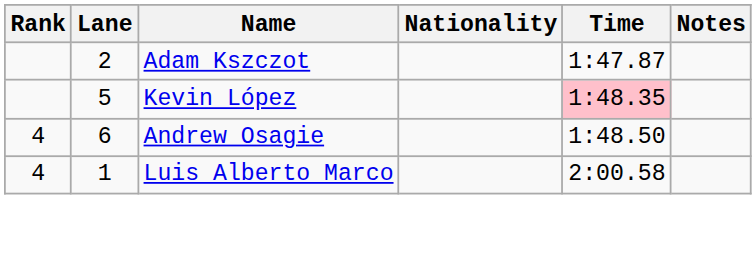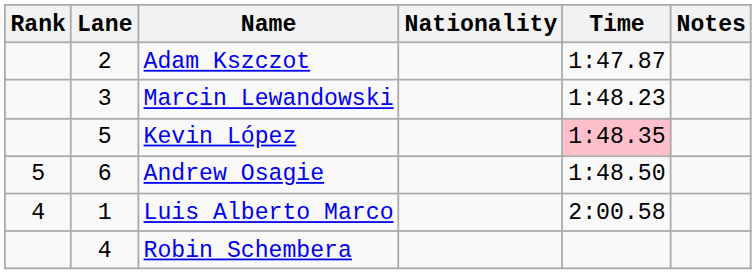+ row: (269, 99)
(38, 137) 4 -> (38, 175) 5
+ row: (248, 250)
